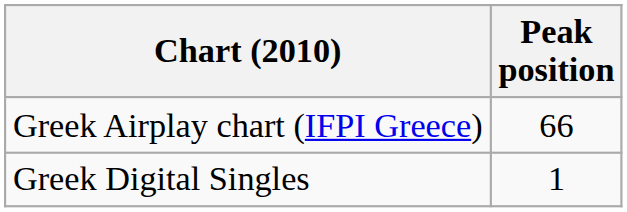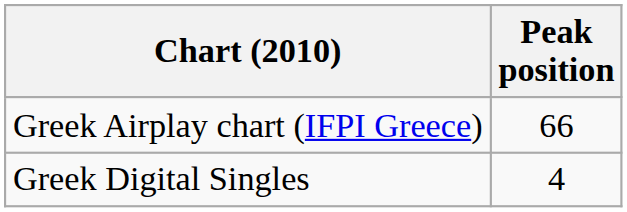(556, 178) 1 -> (556, 178) 4
